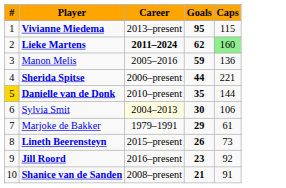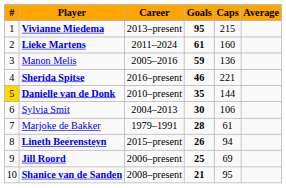+ column: (261, 12)
(228, 28) 115 -> (228, 28) 215
(154, 45) bold -> (154, 45) normal
(199, 45) 62 -> (199, 45) 61
(228, 45) lightgreen background -> (228, 45) no background
(154, 77) 2006–present -> (154, 77) 2016–present
(199, 77) 44 -> (199, 77) 46
(154, 110) lightyellow background -> (154, 110) no background
(199, 126) 29 -> (199, 126) 28
(228, 142) 73 -> (228, 142) 94
(154, 158) 2016–present -> (154, 158) 2006–present
(199, 158) 23 -> (199, 158) 25
(228, 158) 92 -> (228, 158) 69
(228, 175) 91 -> (228, 175) 95
